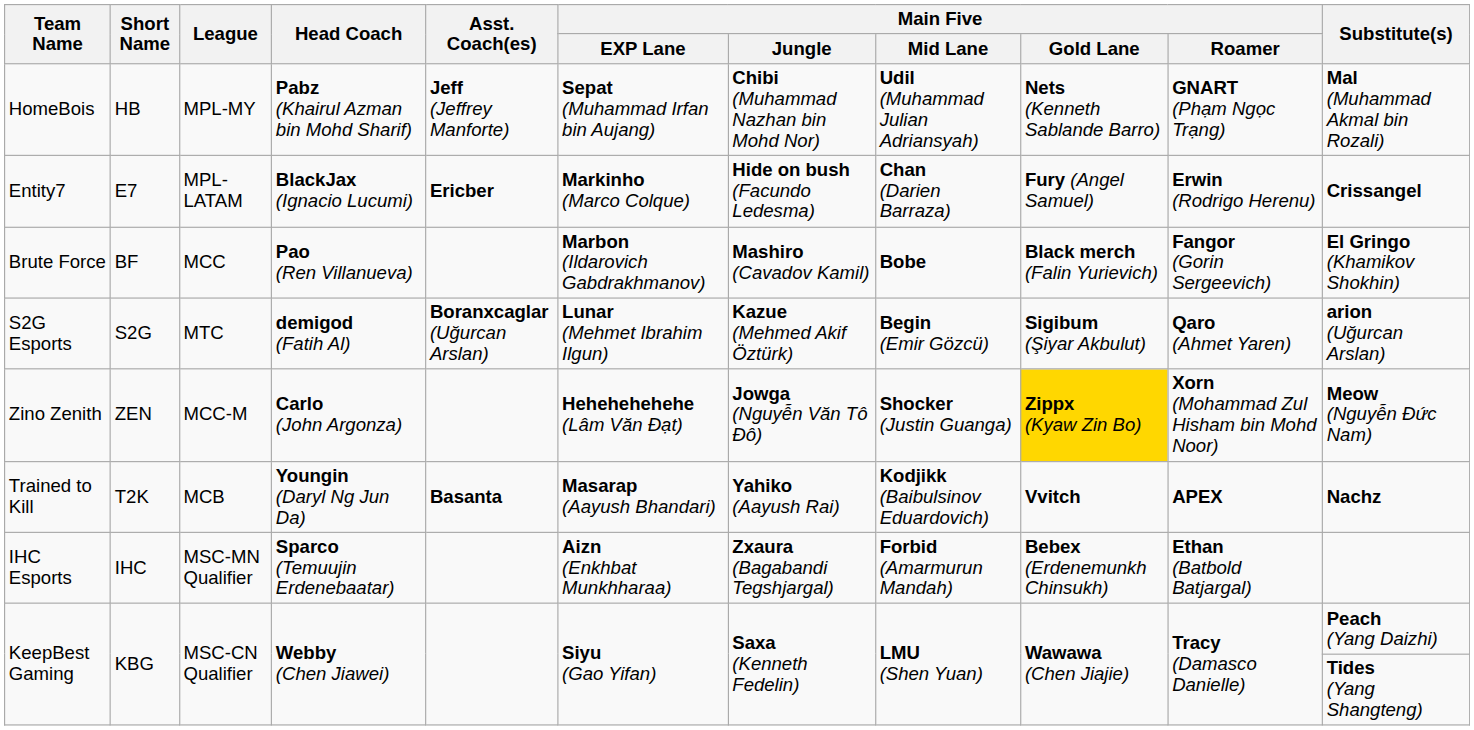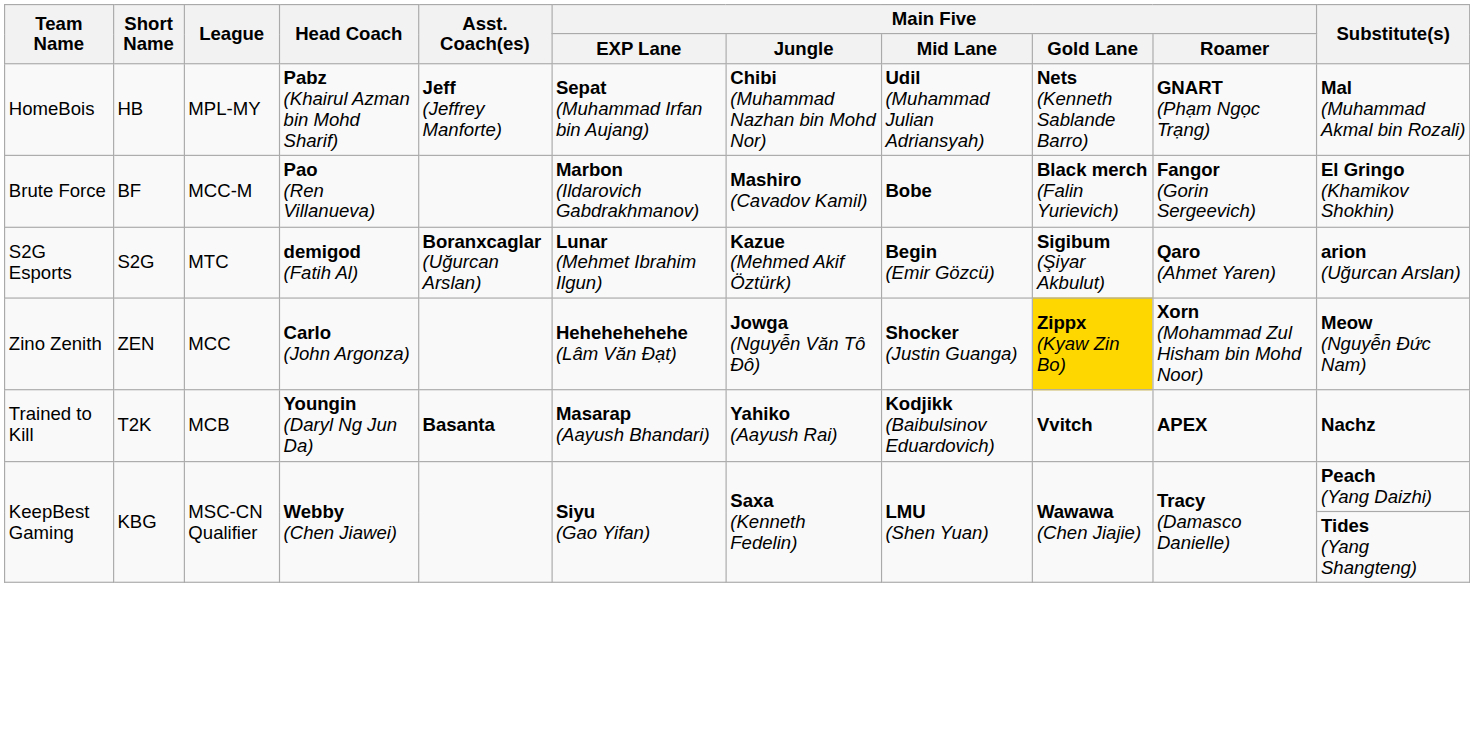- row: (37, 191)
(205, 262) MCC -> (220, 191) MCC-M
(215, 415) MCC-M -> (210, 343) MCC
- row: (40, 567)
